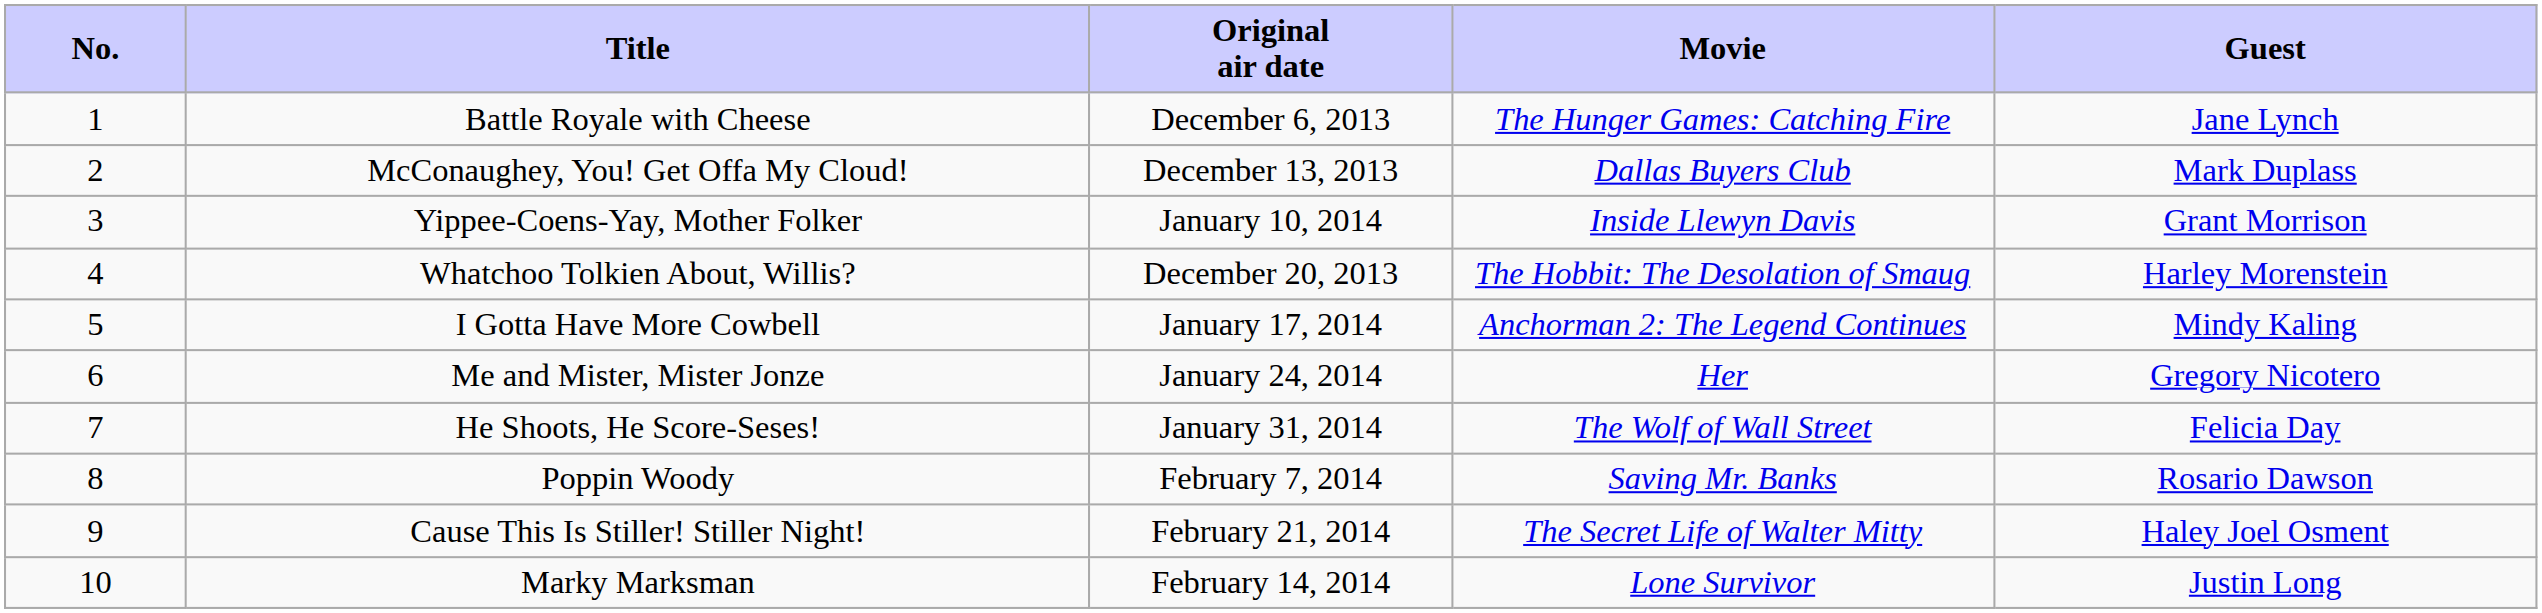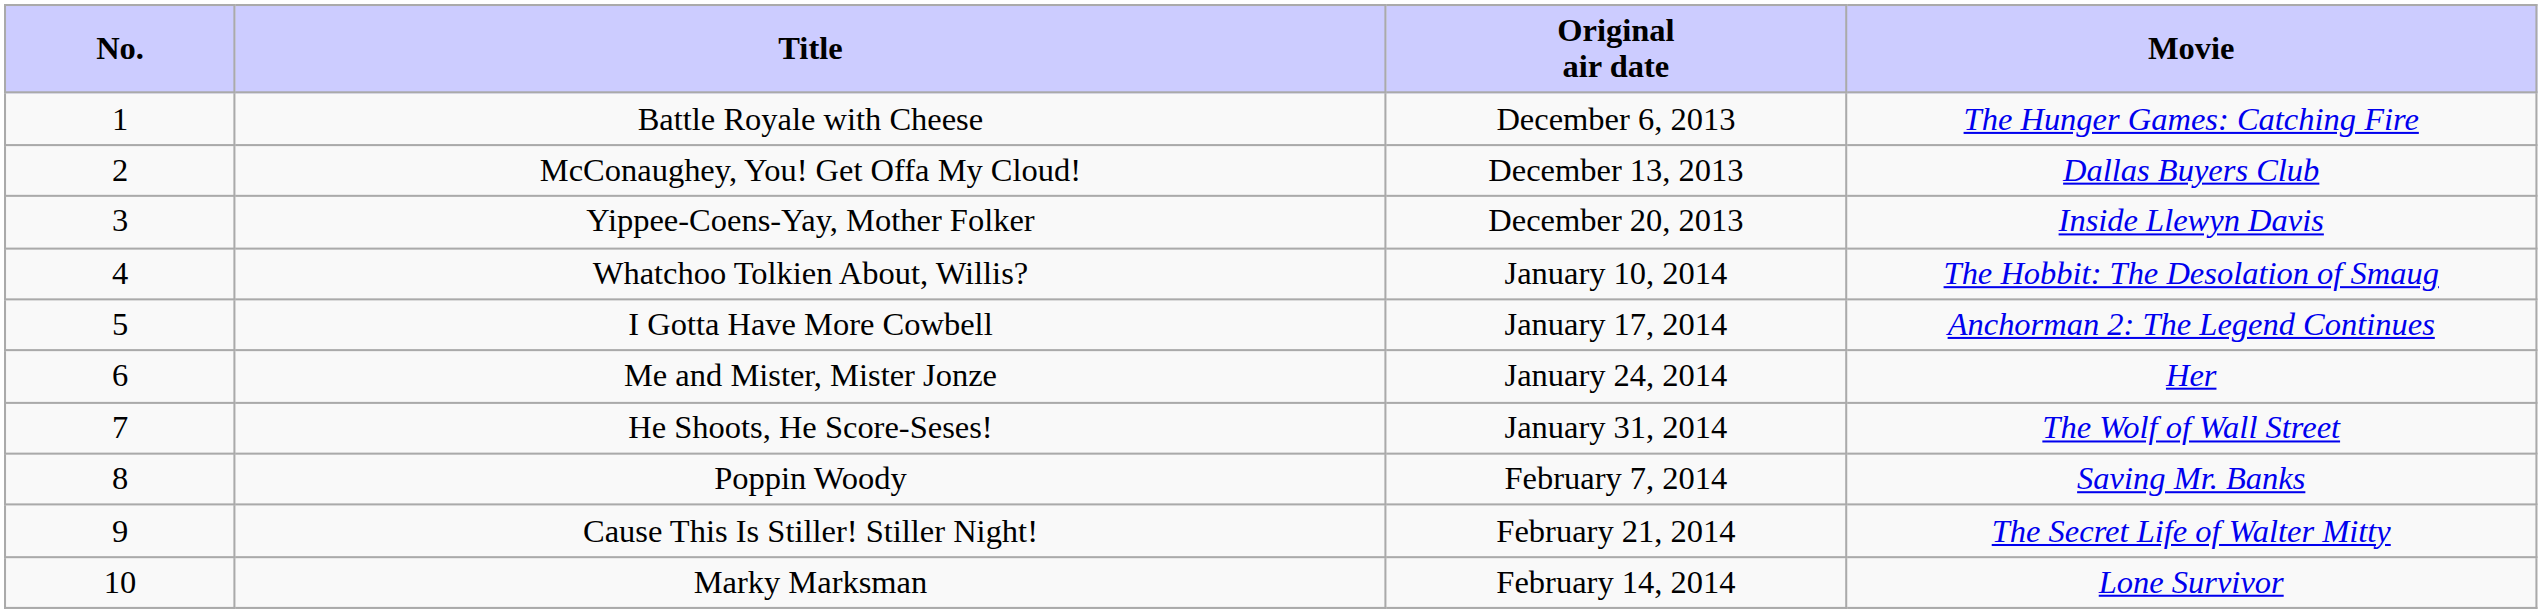- column: (2265, 48)
(1271, 221) January 10, 2014 -> (1616, 221) December 20, 2013
(1271, 272) December 20, 2013 -> (1616, 272) January 10, 2014
